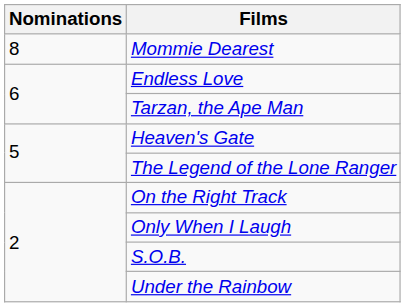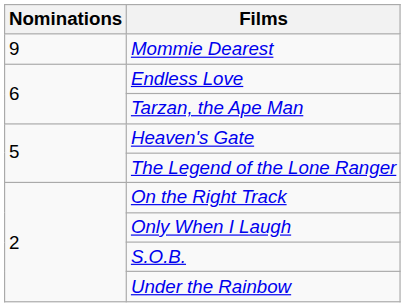(14, 49) 8 -> (14, 49) 9
